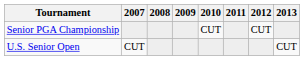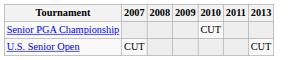- column: (261, 13)
